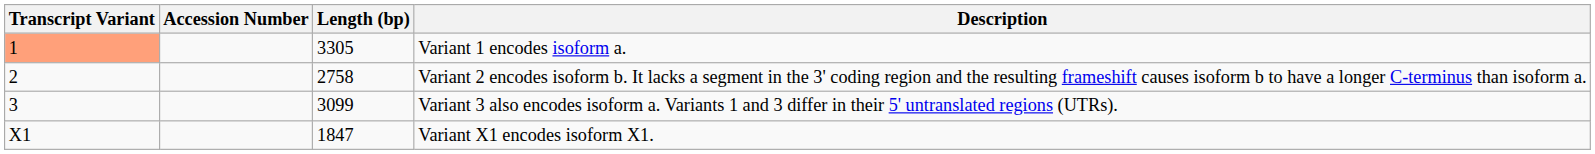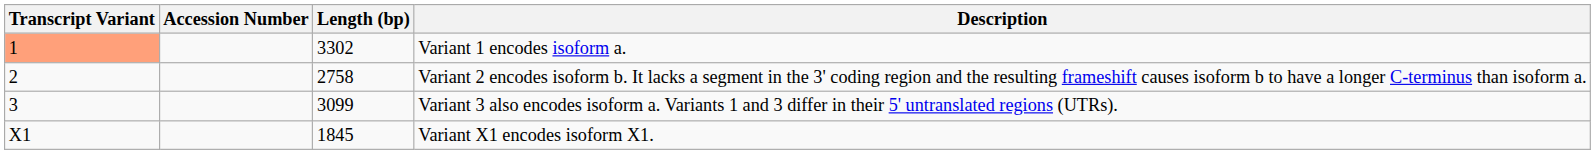(335, 47) 3305 -> (335, 47) 3302
(335, 134) 1847 -> (335, 134) 1845
